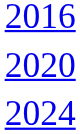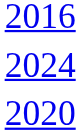rows swapped: (40, 64) <-> (40, 113)
